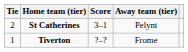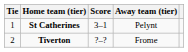(12, 25) 2 -> (12, 25) 1
(12, 39) 1 -> (12, 39) 2
